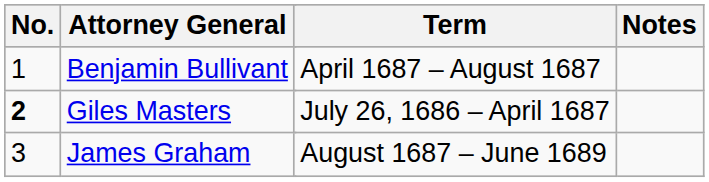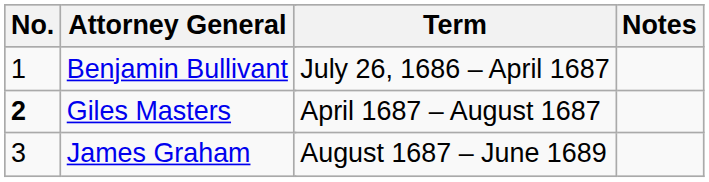(450, 68) April 1687 – August 1687 -> (455, 68) July 26, 1686 – April 1687
(455, 111) July 26, 1686 – April 1687 -> (450, 111) April 1687 – August 1687
